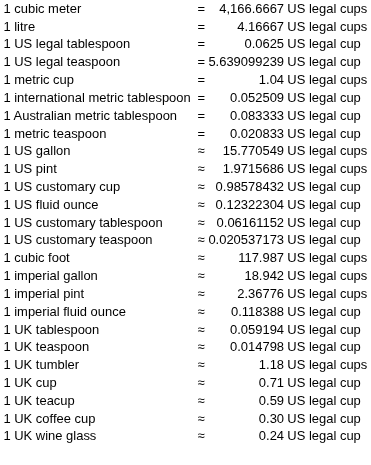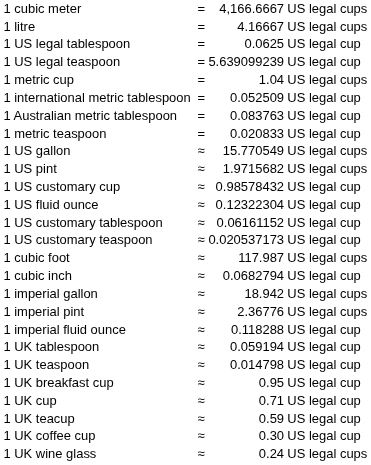(257, 115) 0.083333 -> (257, 115) 0.083763
(253, 169) 1.9715686 -> (253, 169) 1.9715682
+ row: (39, 276)
(258, 311) 0.118388 -> (258, 329) 0.118288
- row: (43, 365)
+ row: (60, 383)
(324, 436) US legal cup -> (327, 454) US legal cups
